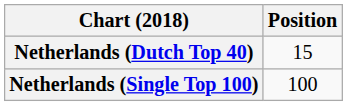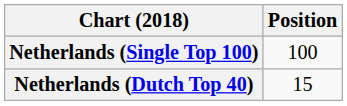rows swapped: (134, 52) <-> (134, 84)
